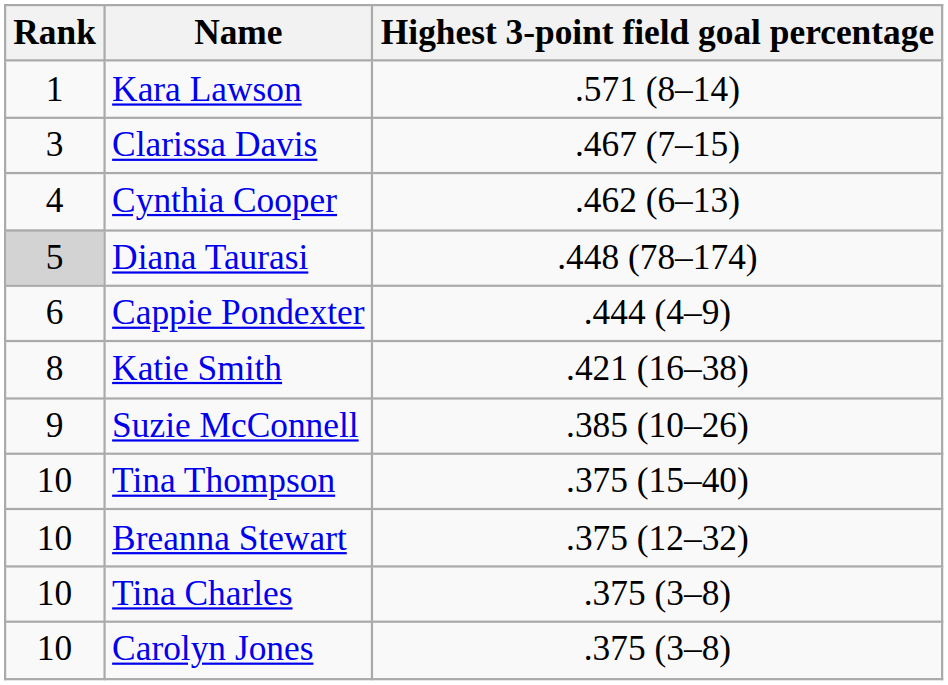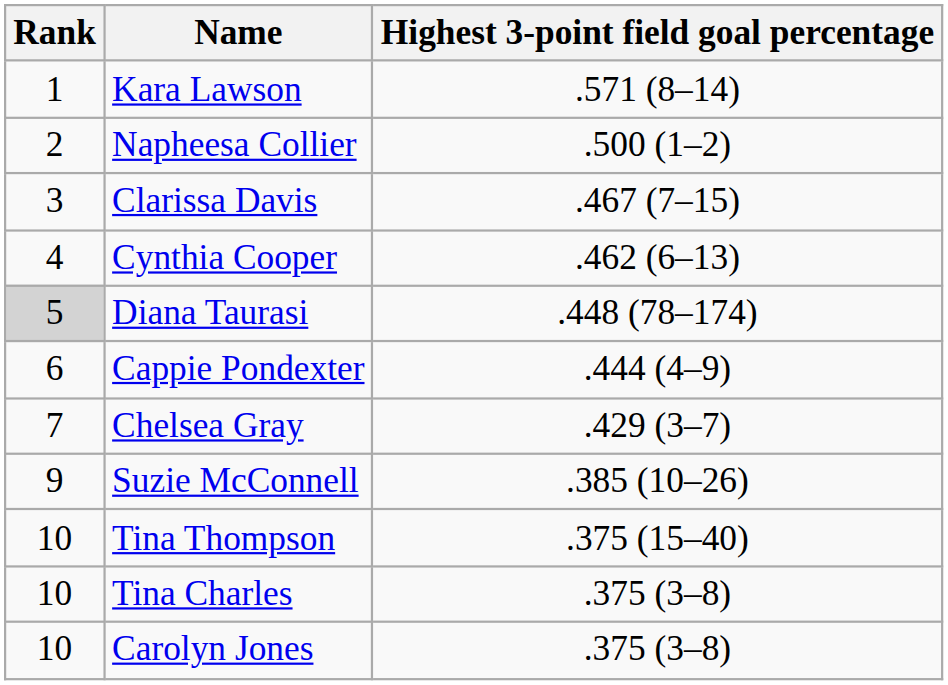+ row: (234, 144)
+ row: (208, 425)
- row: (197, 369)
- row: (229, 537)
